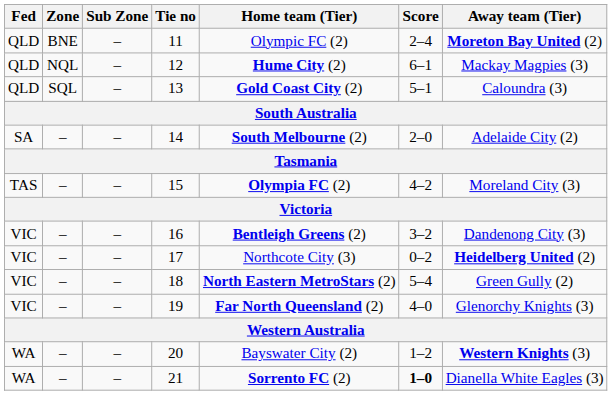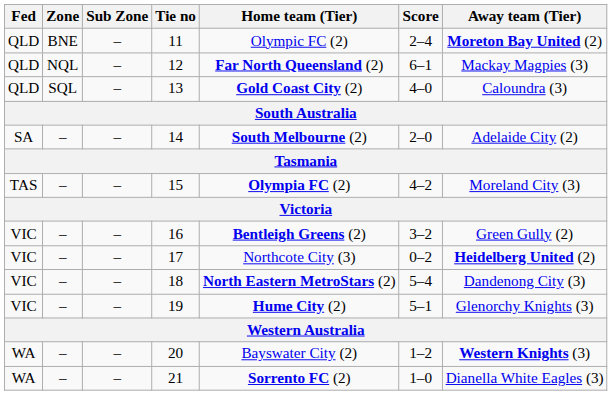(299, 64) Hume City (2) -> (299, 64) Far North Queensland (2)
(421, 88) 5–1 -> (421, 88) 4–0
(525, 233) Dandenong City (3) -> (525, 233) Green Gully (2)
(525, 281) Green Gully (2) -> (525, 281) Dandenong City (3)
(299, 305) Far North Queensland (2) -> (299, 305) Hume City (2)
(421, 305) 4–0 -> (421, 305) 5–1
(421, 378) bold -> (421, 378) normal
